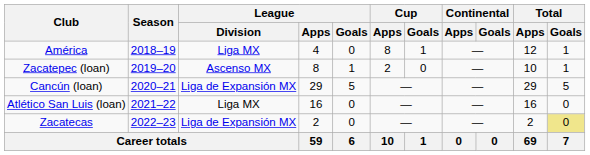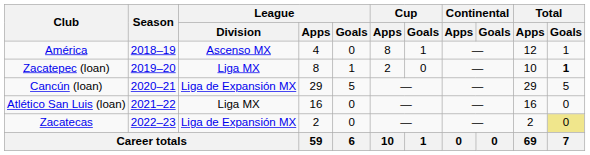(239, 50) Liga MX -> (239, 50) Ascenso MX
(239, 68) Ascenso MX -> (239, 68) Liga MX
(566, 68) normal -> (566, 68) bold
